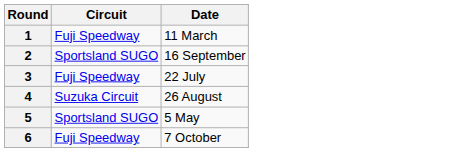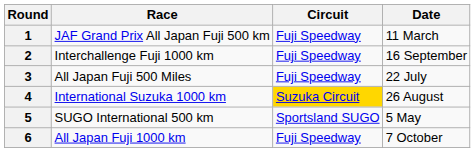+ column: (162, 15)
(106, 56) Sportsland SUGO -> (318, 56) Fuji Speedway
(96, 97) no background -> (318, 97) gold background
